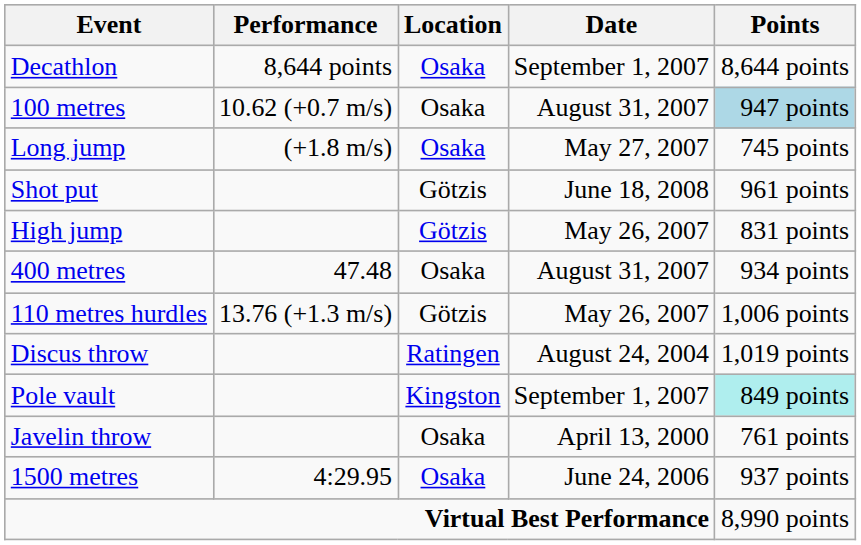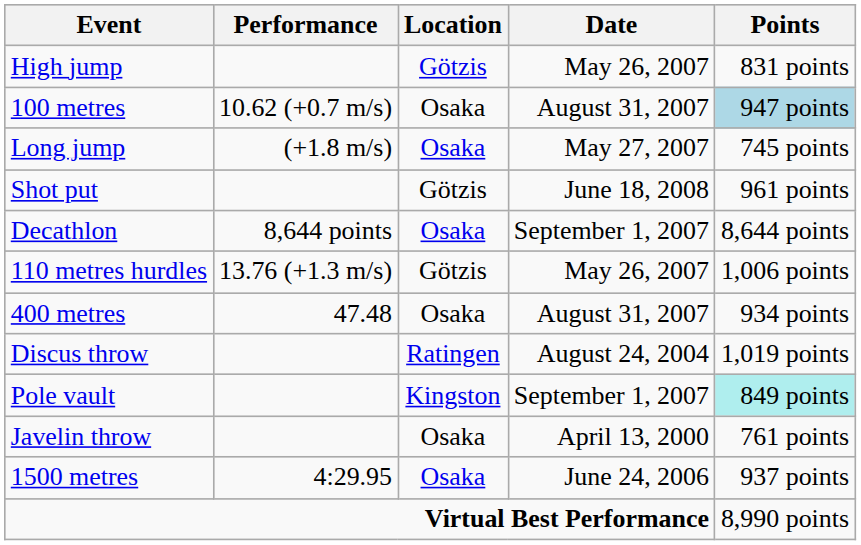rows swapped: (64, 66) <-> (67, 230)
rows swapped: (68, 271) <-> (109, 312)
